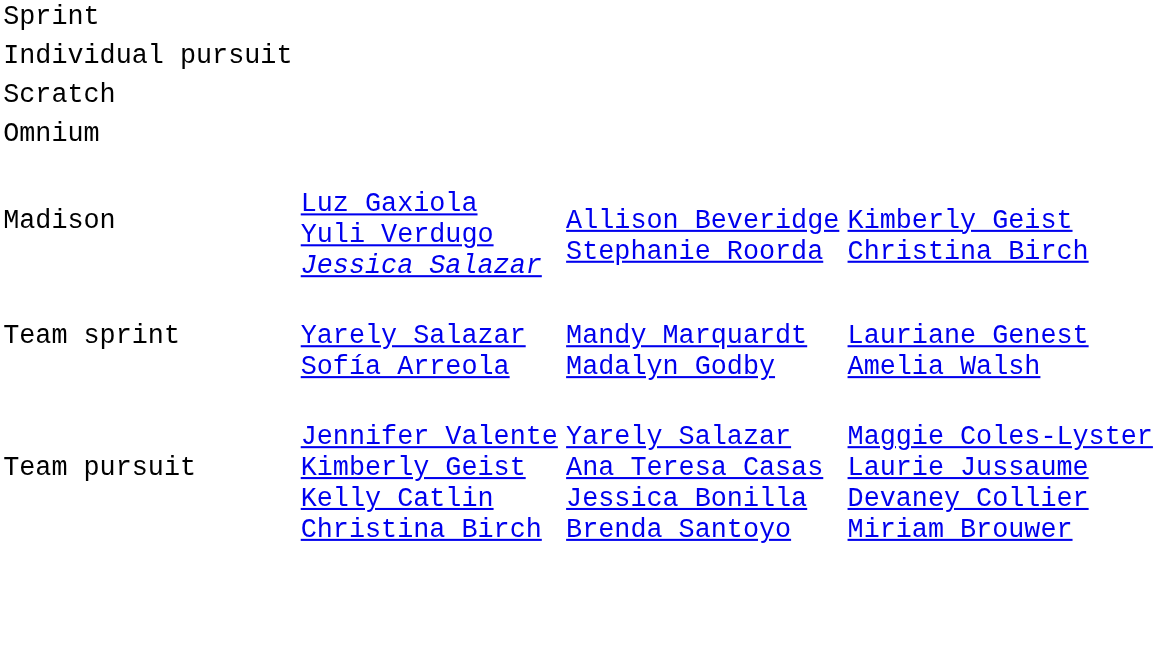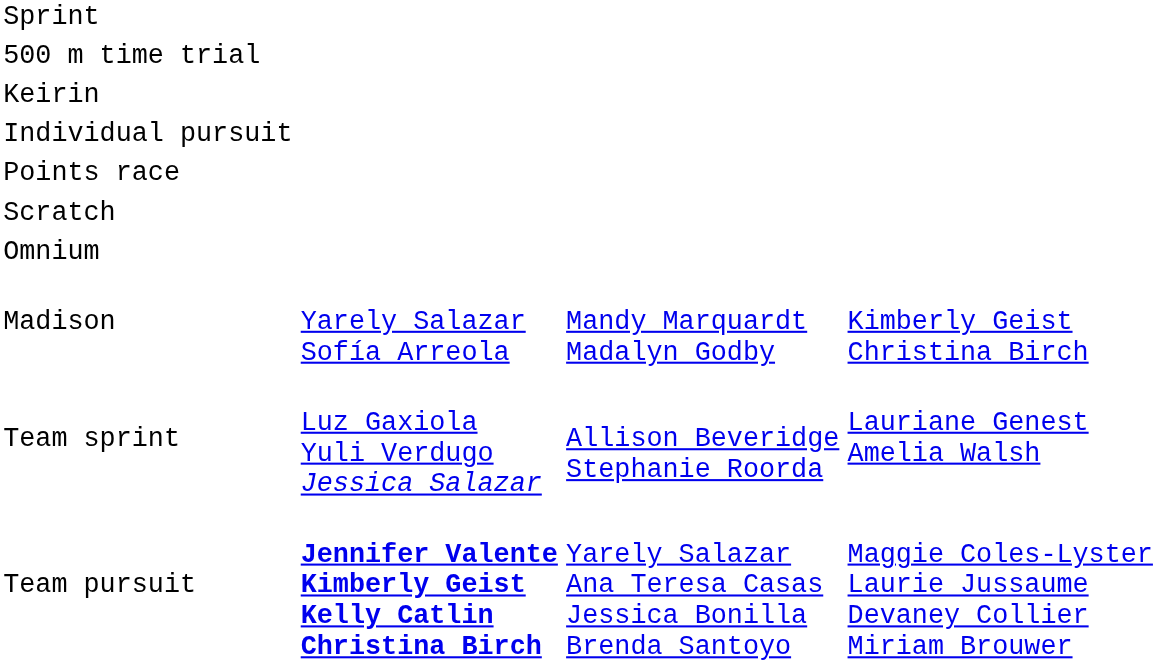+ row: (132, 56)
+ row: (51, 95)
+ row: (92, 173)
(421, 235) Luz Gaxiola Yuli Verdugo Jessica Salazar -> (413, 337) Yarely Salazar Sofía Arreola
(703, 235) Allison Beveridge Stephanie Roorda -> (687, 337) Mandy Marquardt Madalyn Godby
(413, 351) Yarely Salazar Sofía Arreola -> (421, 453) Luz Gaxiola Yuli Verdugo Jessica Salazar
(687, 351) Mandy Marquardt Madalyn Godby -> (703, 453) Allison Beveridge Stephanie Roorda
(429, 483) normal -> (429, 601) bold
